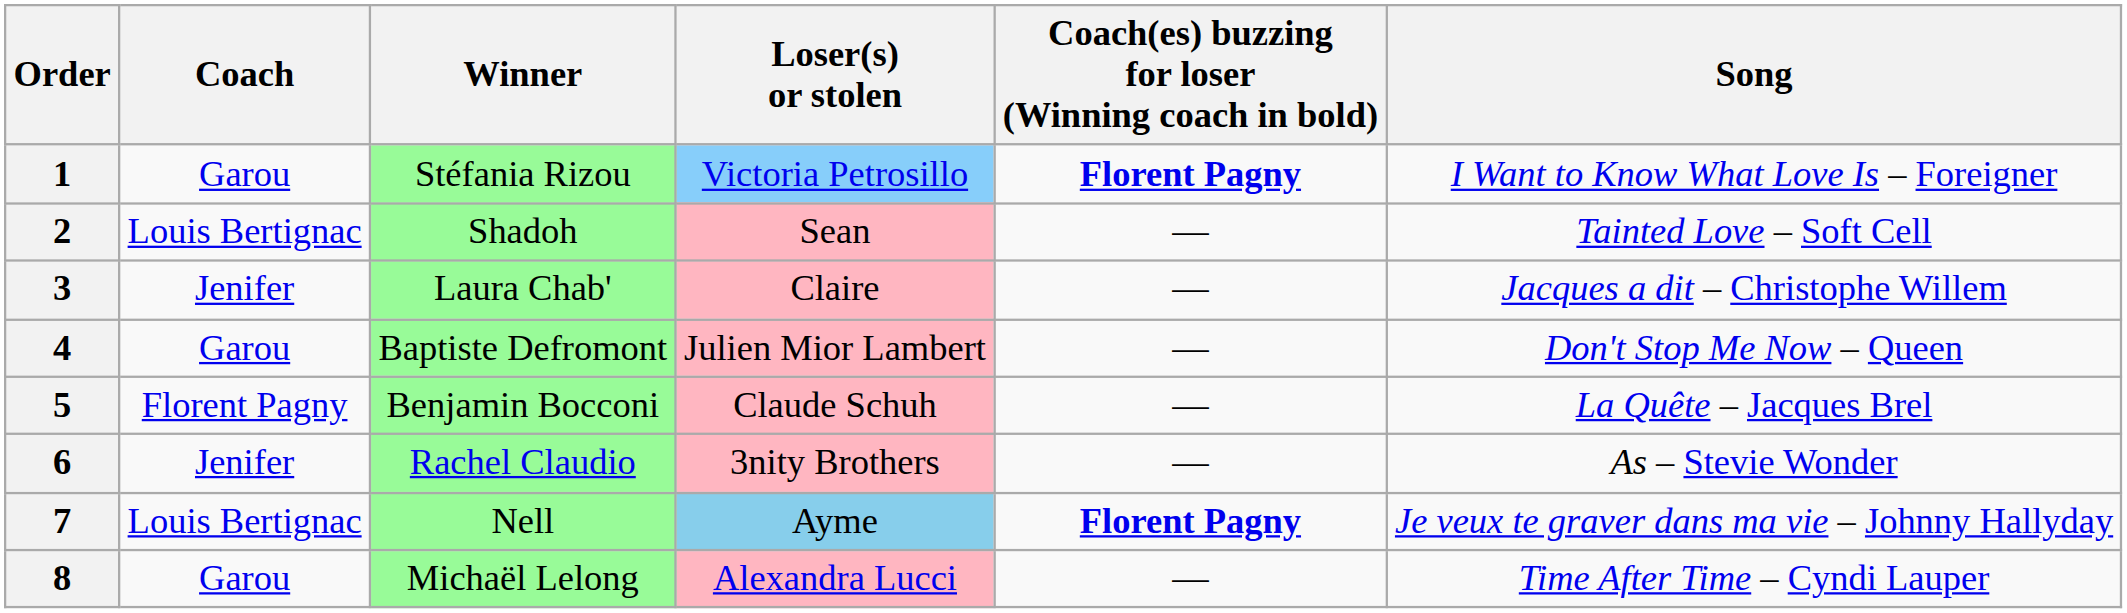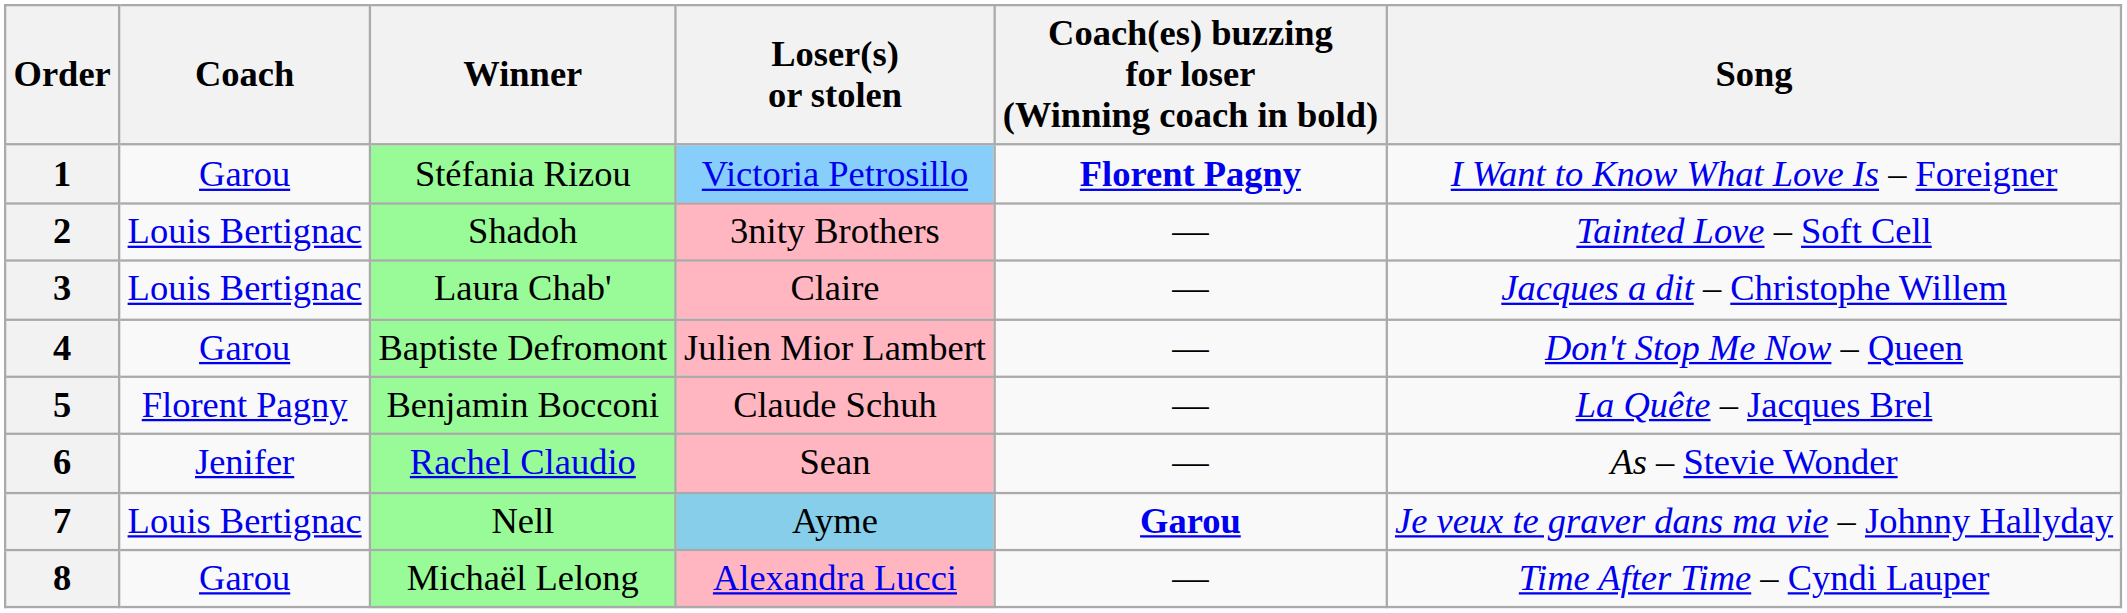(835, 231) Sean -> (835, 231) 3nity Brothers
(245, 289) Jenifer -> (245, 289) Louis Bertignac
(835, 462) 3nity Brothers -> (835, 462) Sean
(1190, 520) Florent Pagny -> (1190, 520) Garou
